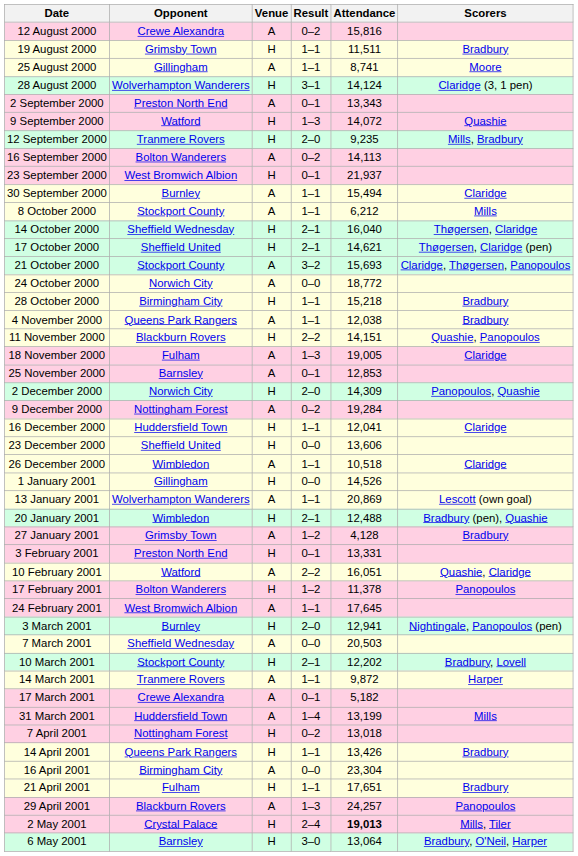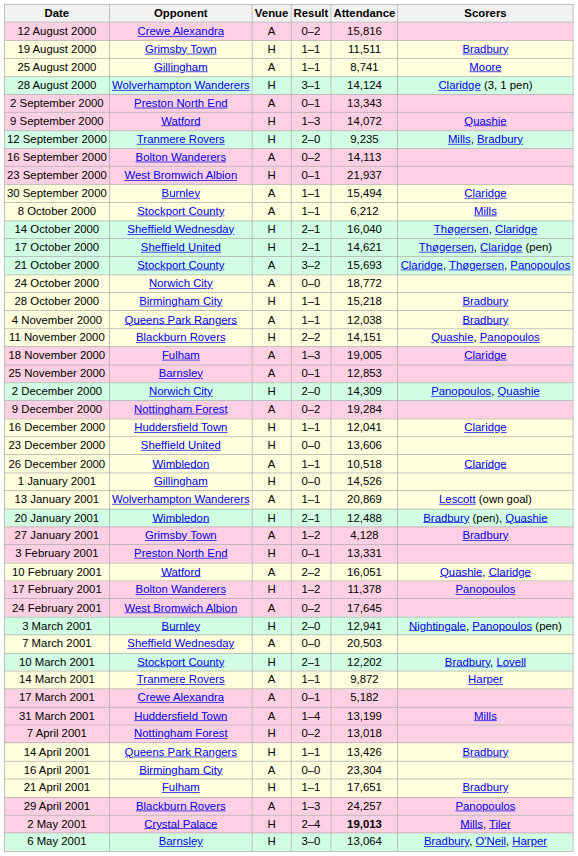(311, 608) 1–1 -> (311, 608) 0–2
